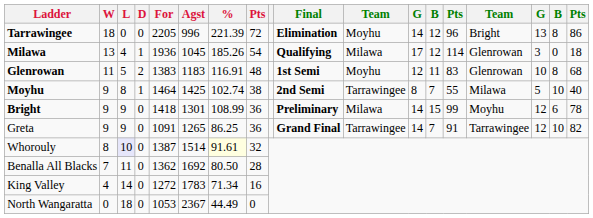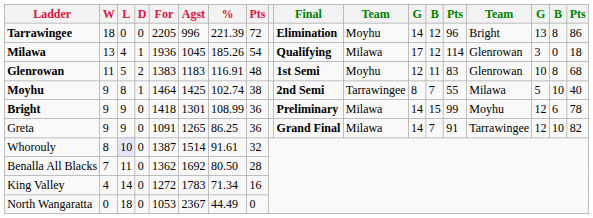(376, 128) Tarrawingee -> (364, 128) Milawa
(224, 147) lightyellow background -> (224, 147) no background
